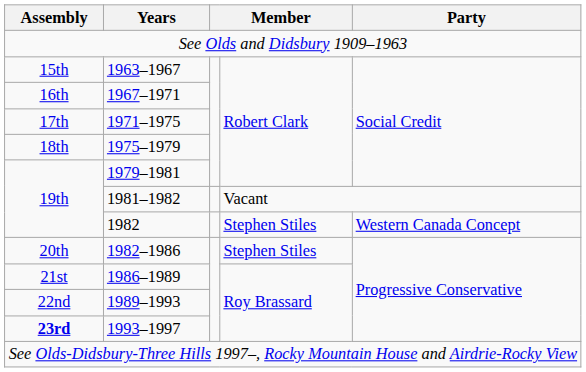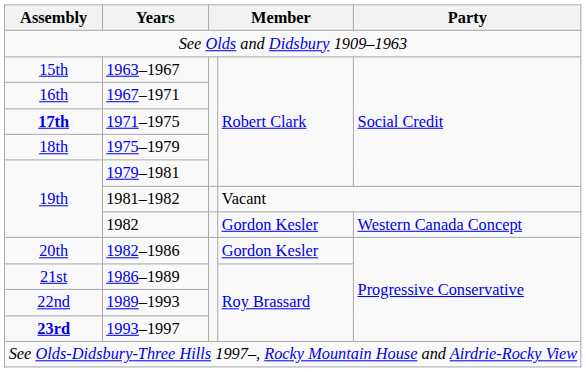(54, 121) normal -> (54, 121) bold
(270, 224) Stephen Stiles -> (270, 224) Gordon Kesler
(270, 250) Stephen Stiles -> (270, 250) Gordon Kesler
